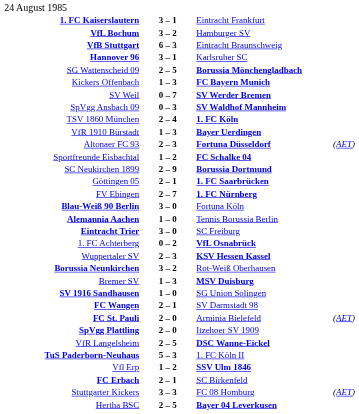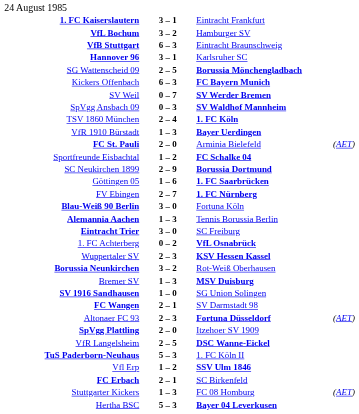(168, 82) 1 – 3 -> (168, 82) 6 – 3
rows swapped: (111, 144) <-> (116, 318)
(168, 181) 2 – 1 -> (168, 181) 1 – 6
(168, 218) 1 – 0 -> (168, 218) 1 – 3
(168, 392) 3 – 3 -> (168, 392) 1 – 3
(168, 404) 2 – 5 -> (168, 404) 5 – 3
